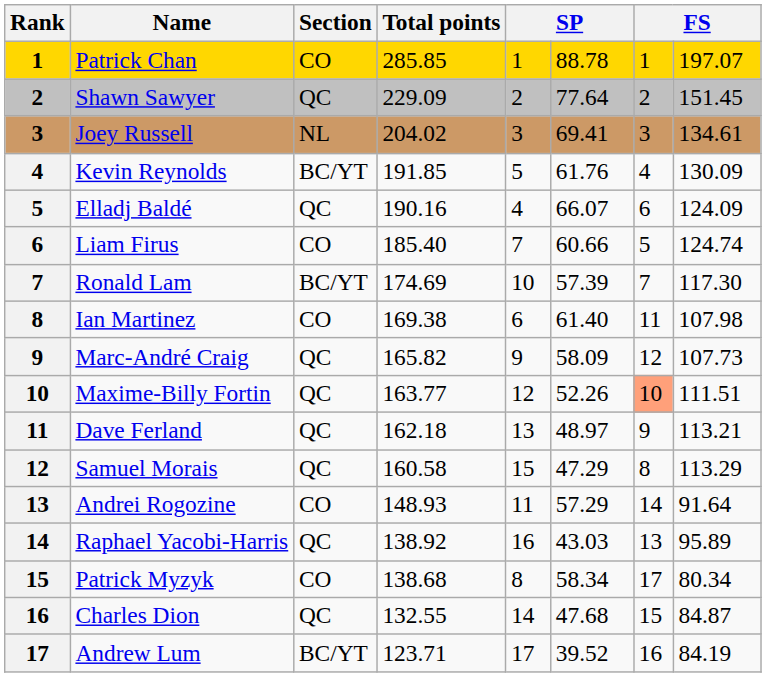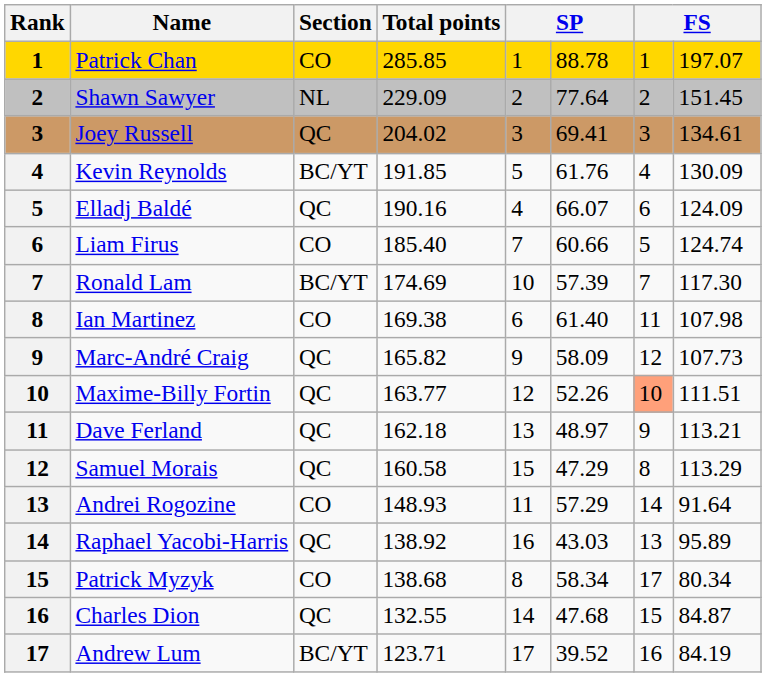(315, 97) QC -> (315, 97) NL
(315, 134) NL -> (315, 134) QC
